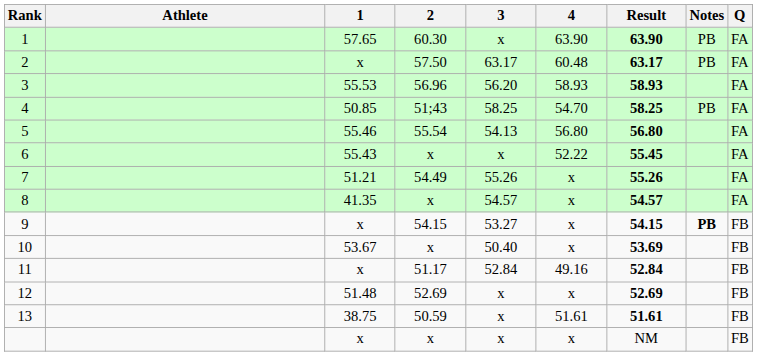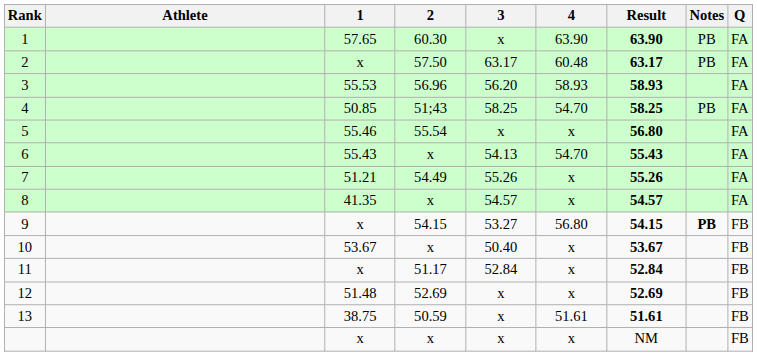(501, 131) 54.13 -> (501, 131) x
(571, 131) 56.80 -> (571, 131) x
(501, 154) x -> (501, 154) 54.13
(571, 154) 52.22 -> (571, 154) 54.70
(646, 154) 55.45 -> (646, 154) 55.43
(571, 223) x -> (571, 223) 56.80
(646, 246) 53.69 -> (646, 246) 53.67
(571, 270) 49.16 -> (571, 270) x
